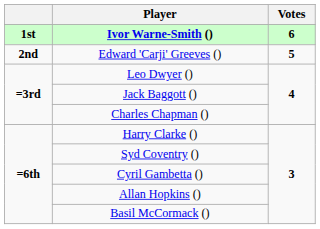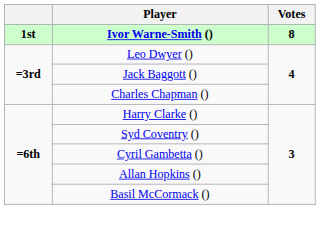(292, 34) 6 -> (292, 34) 8
- row: (160, 54)
